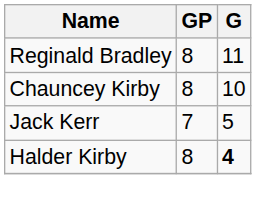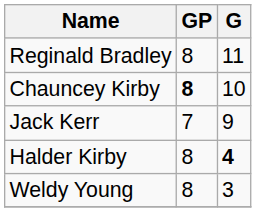(187, 88) normal -> (187, 88) bold
(228, 122) 5 -> (228, 122) 9
+ row: (71, 190)
